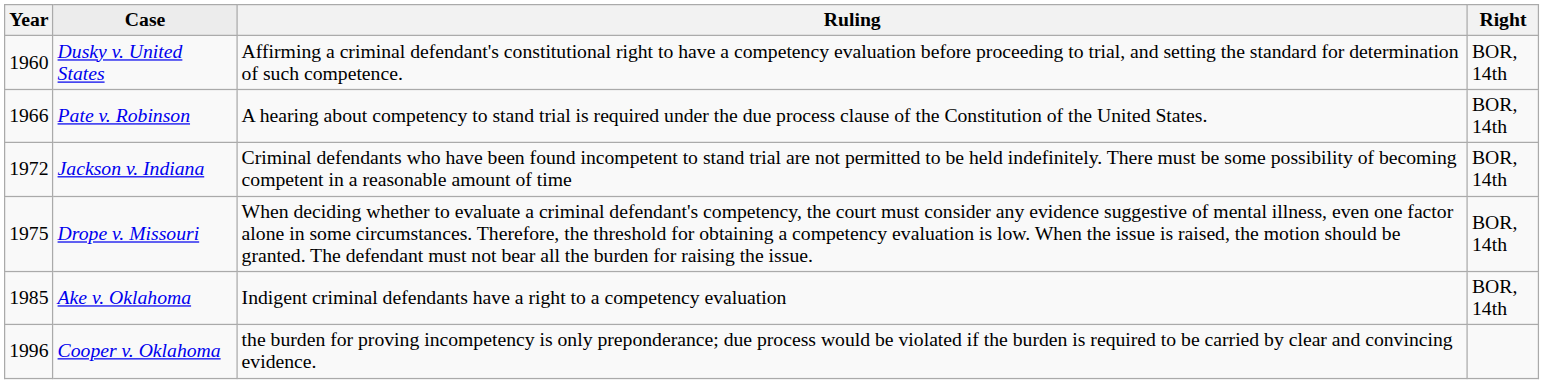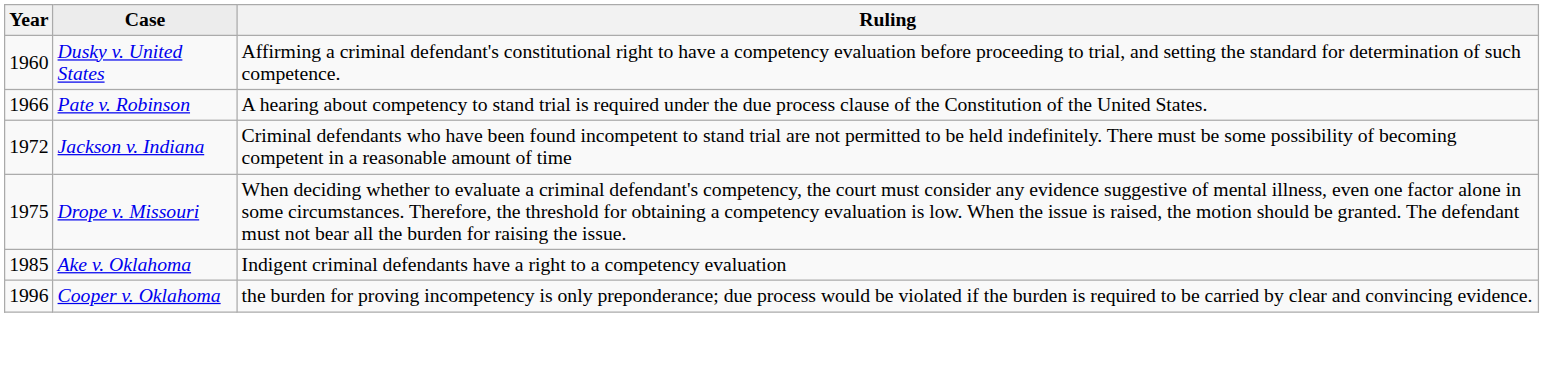- column: (1503, 20)
